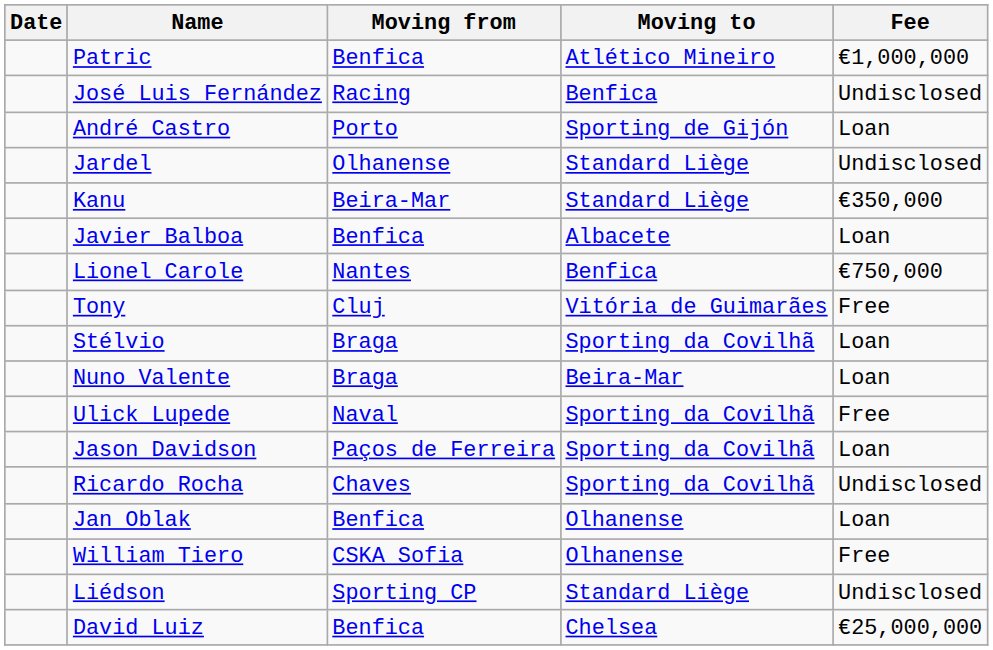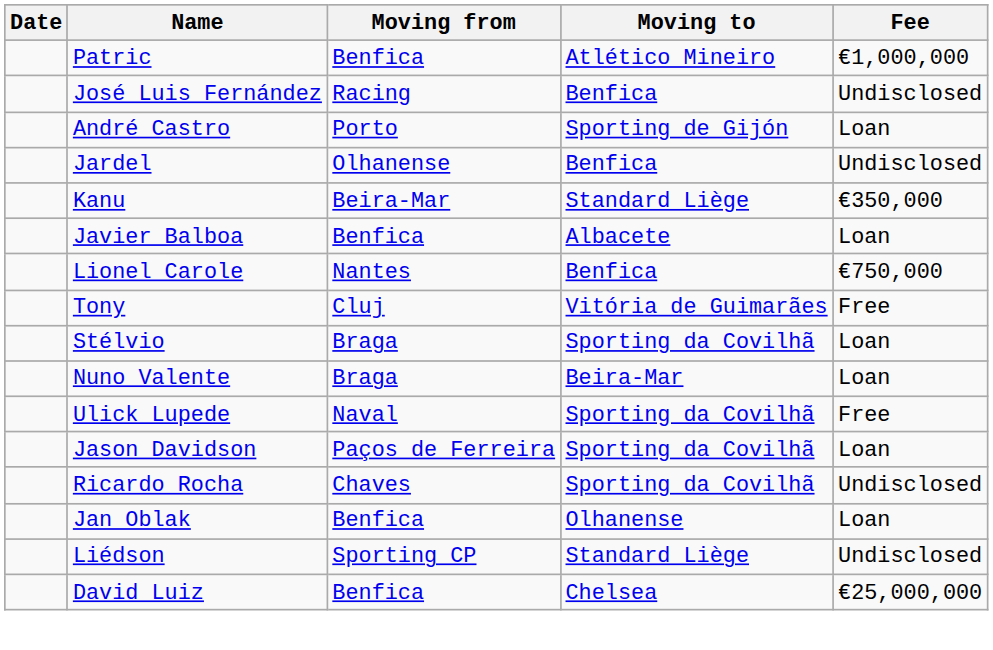(657, 165) Standard Liège -> (611, 165) Benfica
- row: (158, 557)
